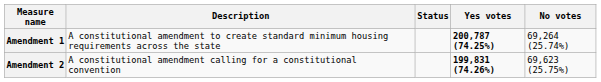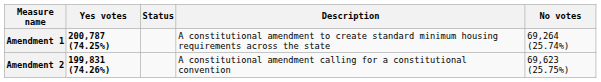columns swapped: (241, 16) <-> (488, 16)
